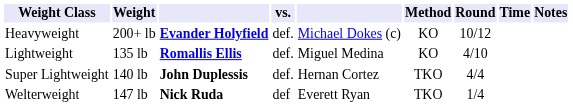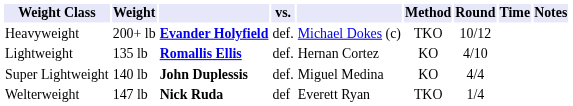(428, 33) KO -> (428, 33) TKO
(341, 54) Miguel Medina -> (338, 54) Hernan Cortez
(338, 74) Hernan Cortez -> (341, 74) Miguel Medina
(428, 74) TKO -> (428, 74) KO
